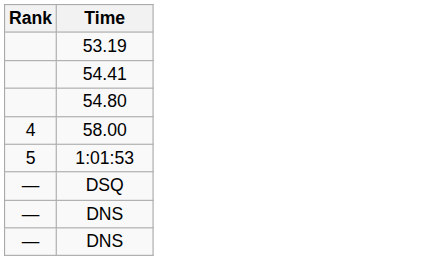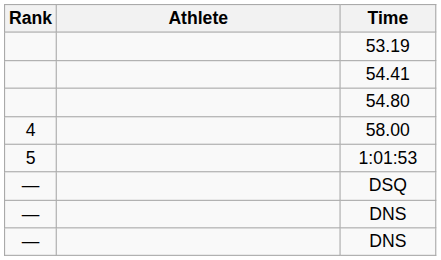+ column: (198, 18)
